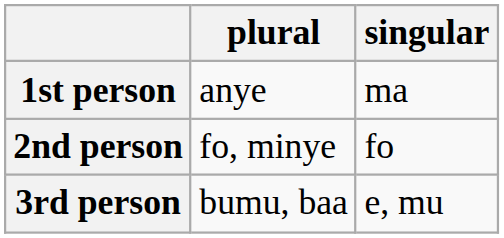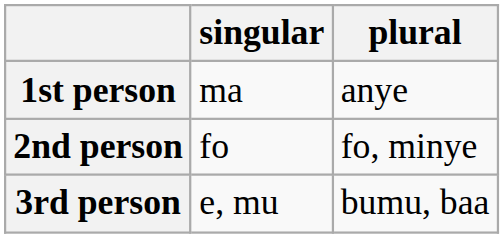columns swapped: (427, 32) <-> (274, 32)
